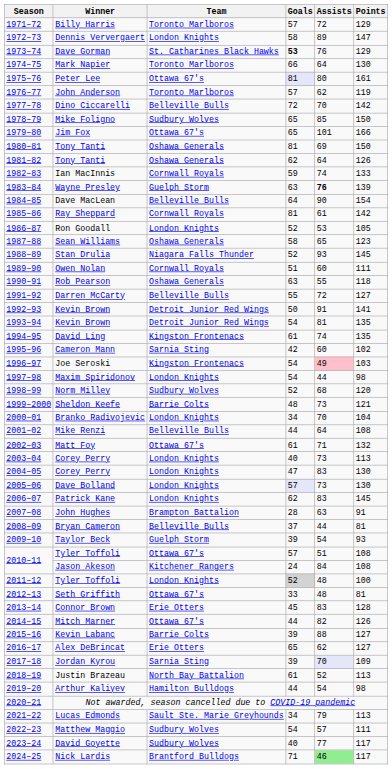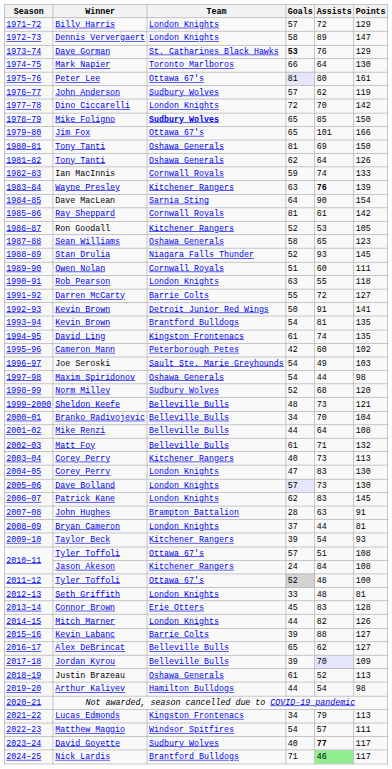(191, 25) Toronto Marlboros -> (184, 25) London Knights
(191, 92) Toronto Marlboros -> (184, 92) Sudbury Wolves
(189, 106) Belleville Bulls -> (184, 106) London Knights
(184, 120) normal -> (184, 120) bold
(179, 187) Guelph Storm -> (191, 187) Kitchener Rangers
(189, 201) Belleville Bulls -> (179, 201) Sarnia Sting
(184, 228) London Knights -> (191, 228) Kitchener Rangers
(186, 282) Oshawa Generals -> (184, 282) London Knights
(189, 296) Belleville Bulls -> (179, 296) Barrie Colts
(209, 323) Detroit Junior Red Wings -> (194, 323) Brantford Bulldogs
(179, 350) Sarnia Sting -> (194, 350) Peterborough Petes
(196, 364) Kingston Frontenacs -> (216, 364) Sault Ste. Marie Greyhounds
(322, 364) pink background -> (322, 364) no background
(184, 377) London Knights -> (186, 377) Oshawa Generals
(179, 404) Barrie Colts -> (189, 404) Belleville Bulls
(184, 418) London Knights -> (189, 418) Belleville Bulls
(177, 445) Ottawa 67's -> (189, 445) Belleville Bulls
(184, 459) London Knights -> (191, 459) Kitchener Rangers
(189, 526) Belleville Bulls -> (184, 526) London Knights
(179, 540) Guelph Storm -> (191, 540) Kitchener Rangers
(184, 581) London Knights -> (177, 581) Ottawa 67's
(177, 594) Ottawa 67's -> (184, 594) London Knights
(177, 621) Ottawa 67's -> (184, 621) London Knights
(177, 648) Erie Otters -> (189, 648) Belleville Bulls
(179, 662) Sarnia Sting -> (189, 662) Belleville Bulls
(196, 676) North Bay Battalion -> (186, 676) Oshawa Generals
(216, 716) Sault Ste. Marie Greyhounds -> (196, 716) Kingston Frontenacs
(184, 730) Sudbury Wolves -> (191, 730) Windsor Spitfires
(322, 743) normal -> (322, 743) bold
